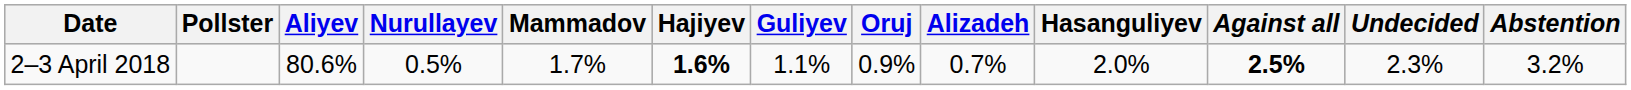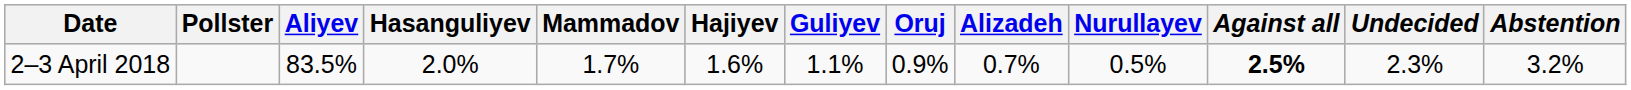columns swapped: (1121, 24) <-> (434, 24)
(321, 63) 80.6% -> (321, 63) 83.5%
(701, 63) bold -> (735, 63) normal
